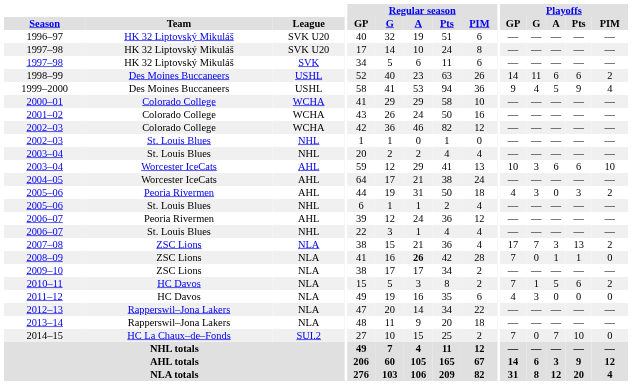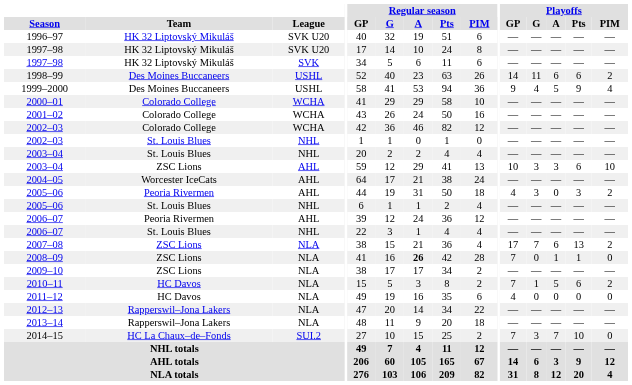(179, 166) Worcester IceCats -> (179, 166) ZSC Lions
(556, 166) 6 -> (556, 166) 3
(556, 244) 3 -> (556, 244) 6
(536, 296) 3 -> (536, 296) 0
(536, 335) 0 -> (536, 335) 3
